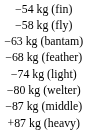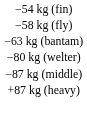- row: (44, 57)
- row: (44, 74)
